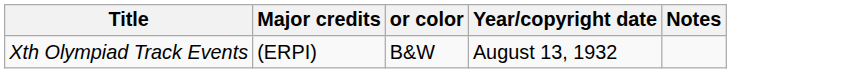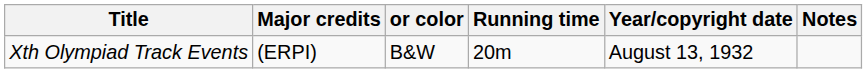+ column: (536, 20)
